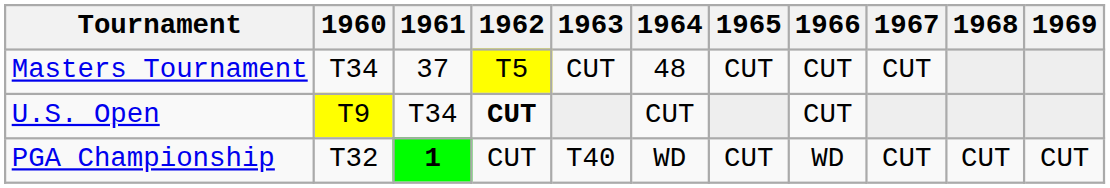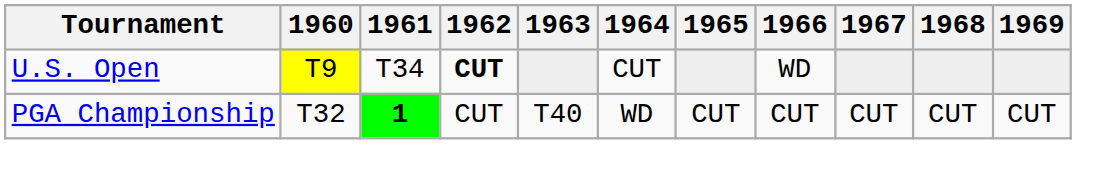- row: (160, 72)
(828, 116) CUT -> (795, 72) WD
(828, 160) WD -> (795, 116) CUT
